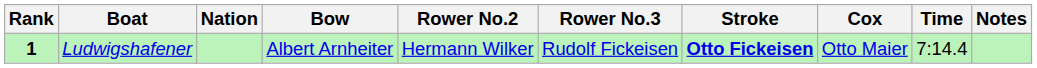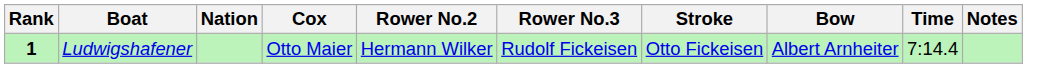columns swapped: (330, 19) <-> (865, 19)
(750, 48) bold -> (704, 48) normal
